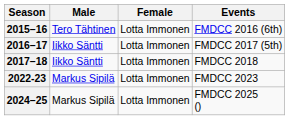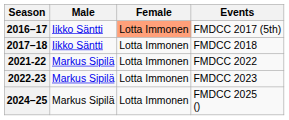- row: (27, 29)
(155, 45) no background -> (154, 29) lightsalmon background
+ row: (27, 62)
